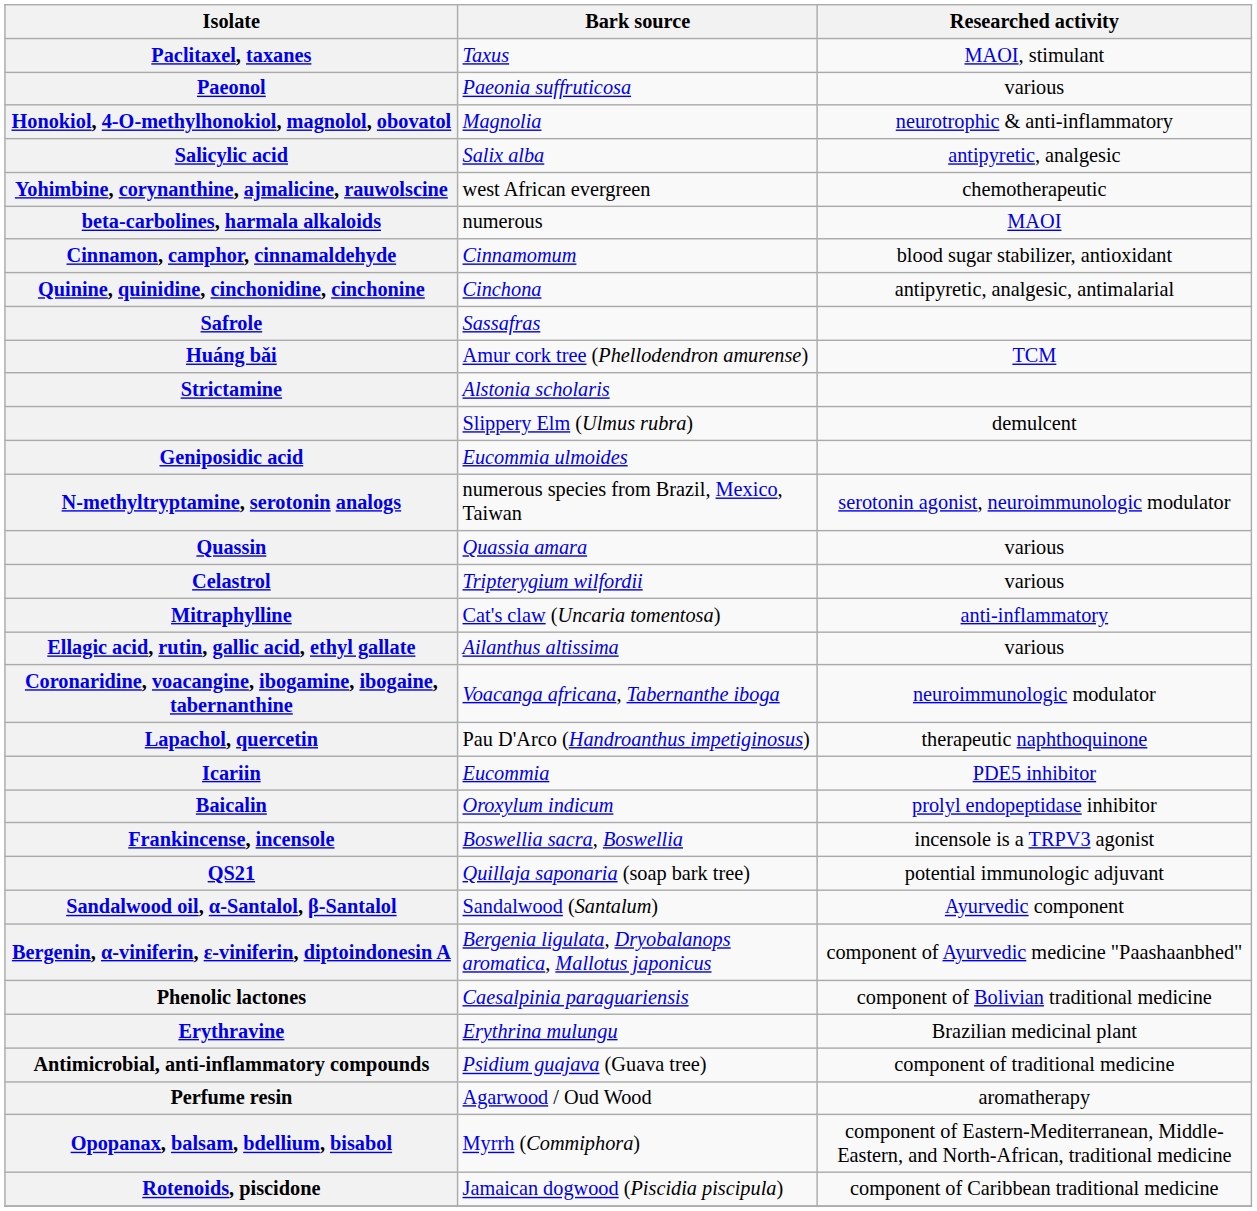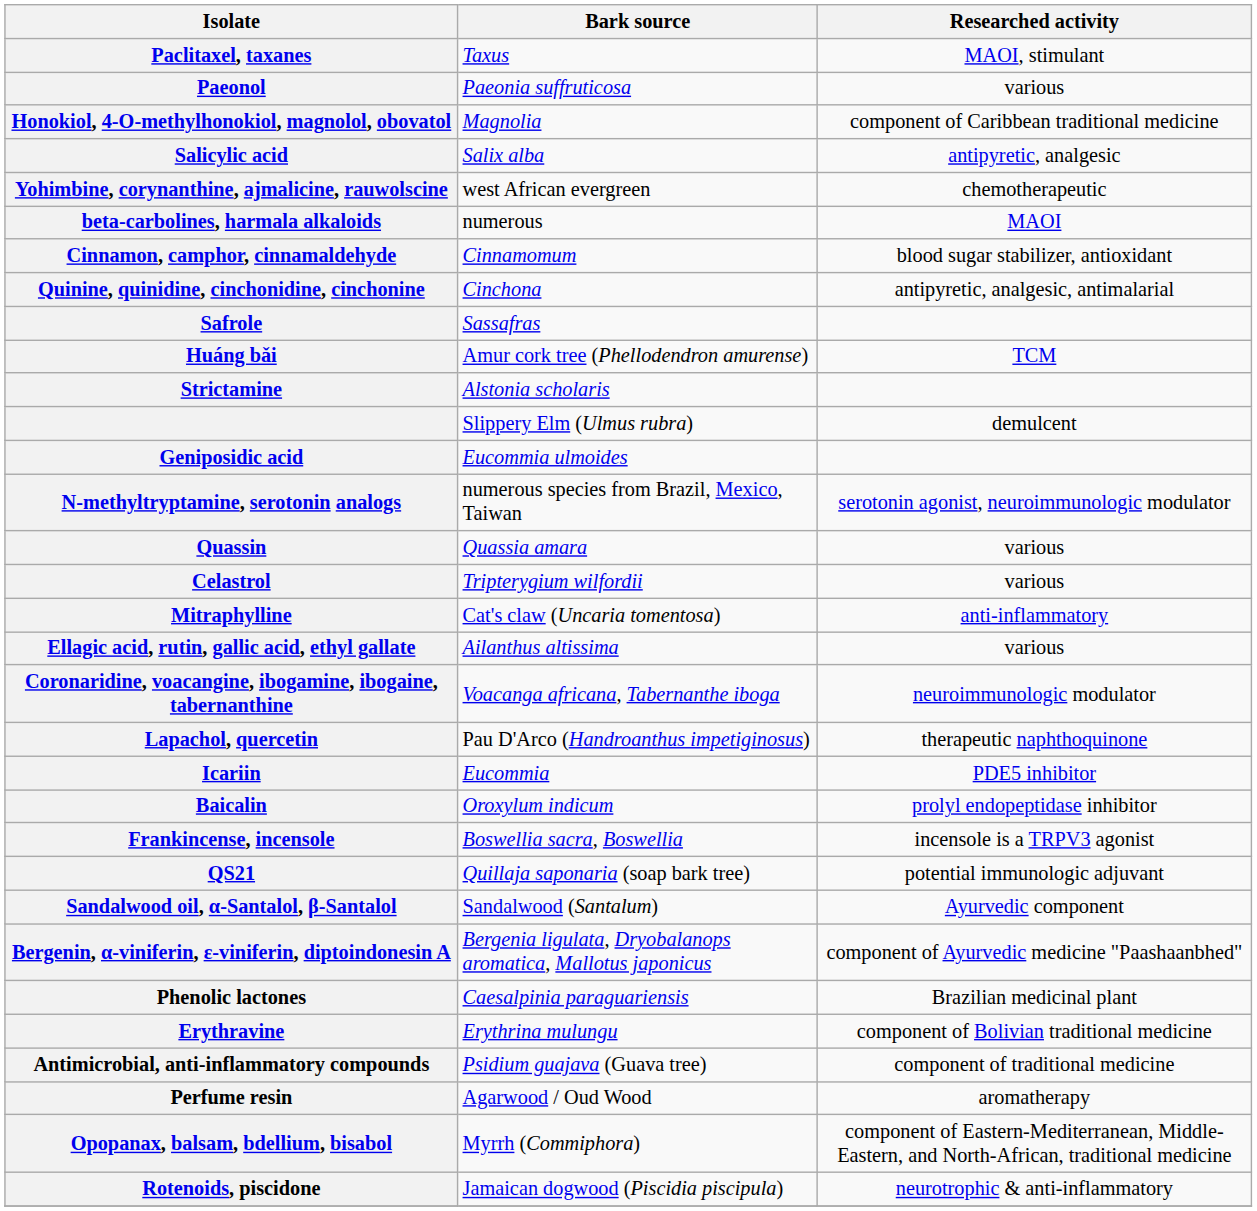(1034, 122) neurotrophic & anti-inflammatory -> (1034, 122) component of Caribbean traditional medicine
(1034, 997) component of Bolivian traditional medicine -> (1034, 997) Brazilian medicinal plant
(1034, 1031) Brazilian medicinal plant -> (1034, 1031) component of Bolivian traditional medicine
(1034, 1189) component of Caribbean traditional medicine -> (1034, 1189) neurotrophic & anti-inflammatory
